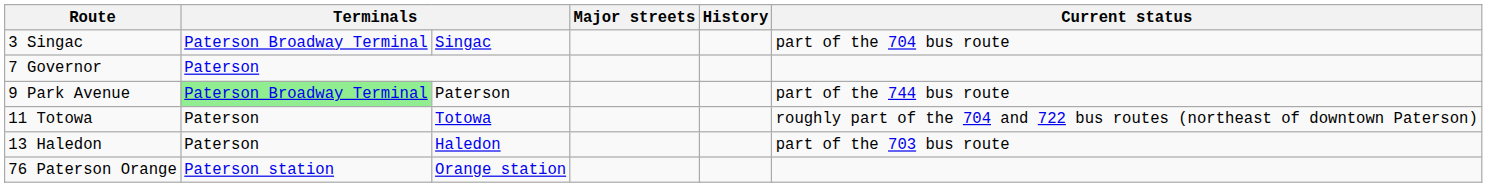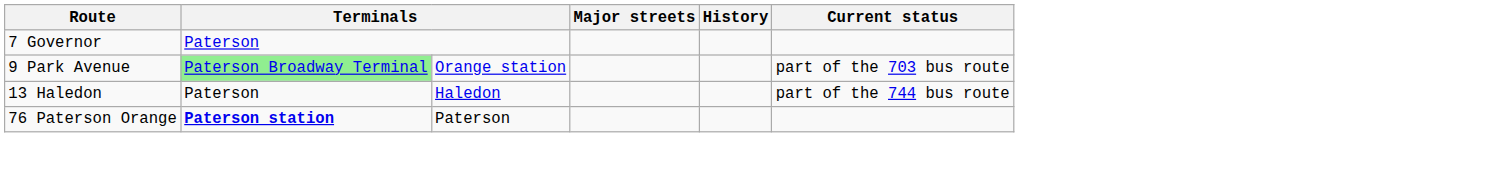- row: (46, 43)
(473, 94) Paterson -> (501, 68) Orange station
(893, 94) part of the 744 bus route -> (893, 68) part of the 703 bus route
- row: (50, 119)
(893, 144) part of the 703 bus route -> (893, 94) part of the 744 bus route
(259, 170) normal -> (259, 119) bold
(501, 170) Orange station -> (473, 119) Paterson
